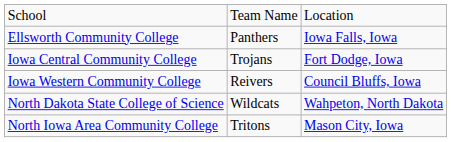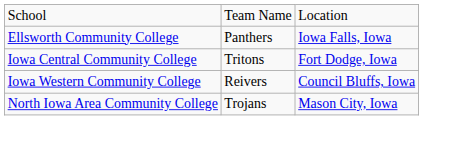(251, 59) Trojans -> (244, 59) Tritons
- row: (116, 103)
(250, 125) Tritons -> (245, 103) Trojans
